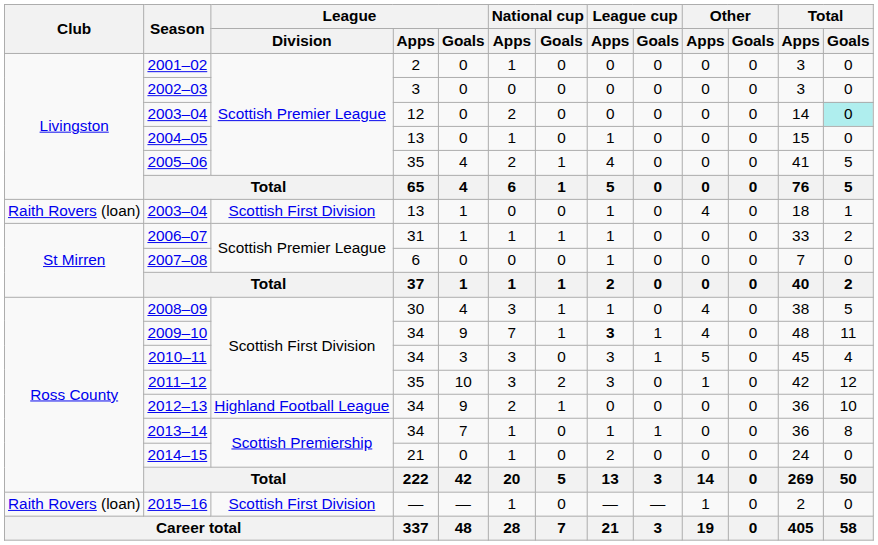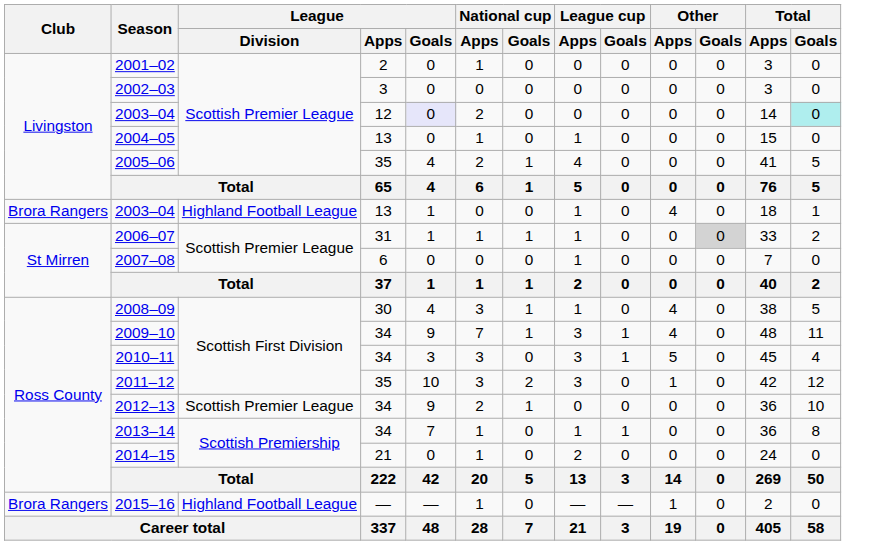(463, 114) no background -> (431, 114) lavender background
(74, 211) Raith Rovers (loan) -> (58, 211) Brora Rangers
(302, 211) Scottish First Division -> (269, 211) Highland Football League
(753, 235) no background -> (721, 235) lightgrey background
(610, 333) bold -> (578, 333) normal
(302, 406) Highland Football League -> (269, 406) Scottish Premier League
(74, 503) Raith Rovers (loan) -> (58, 503) Brora Rangers
(302, 503) Scottish First Division -> (269, 503) Highland Football League
